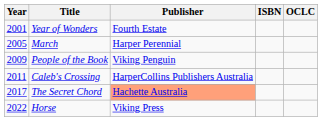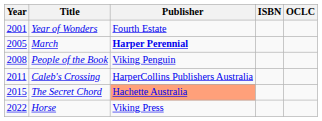(147, 44) normal -> (150, 44) bold
(17, 60) 2009 -> (17, 60) 2008
(17, 92) 2017 -> (17, 92) 2015
